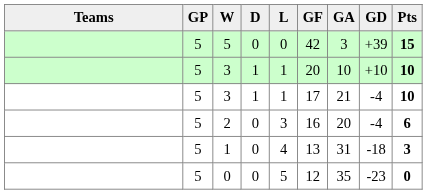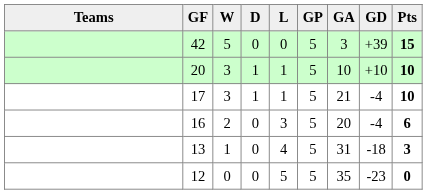columns swapped: (198, 17) <-> (313, 17)
